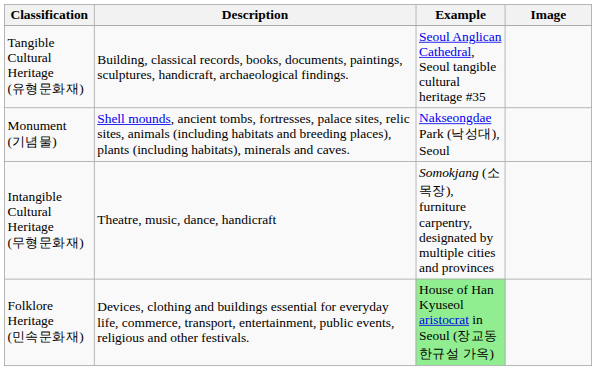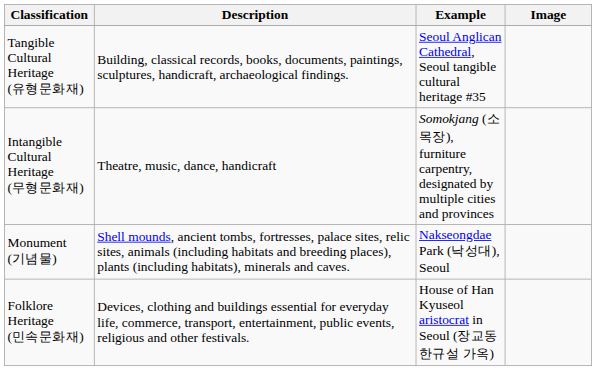rows swapped: (46, 219) <-> (37, 133)
(458, 321) lightgreen background -> (458, 321) no background
